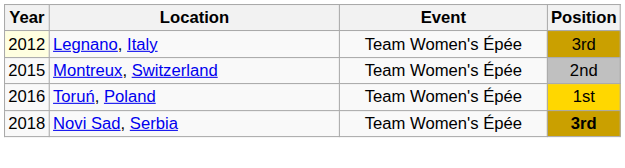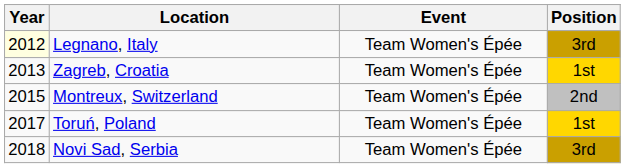+ row: (111, 70)
(27, 96) 2016 -> (27, 123) 2017
(584, 123) bold -> (584, 149) normal
